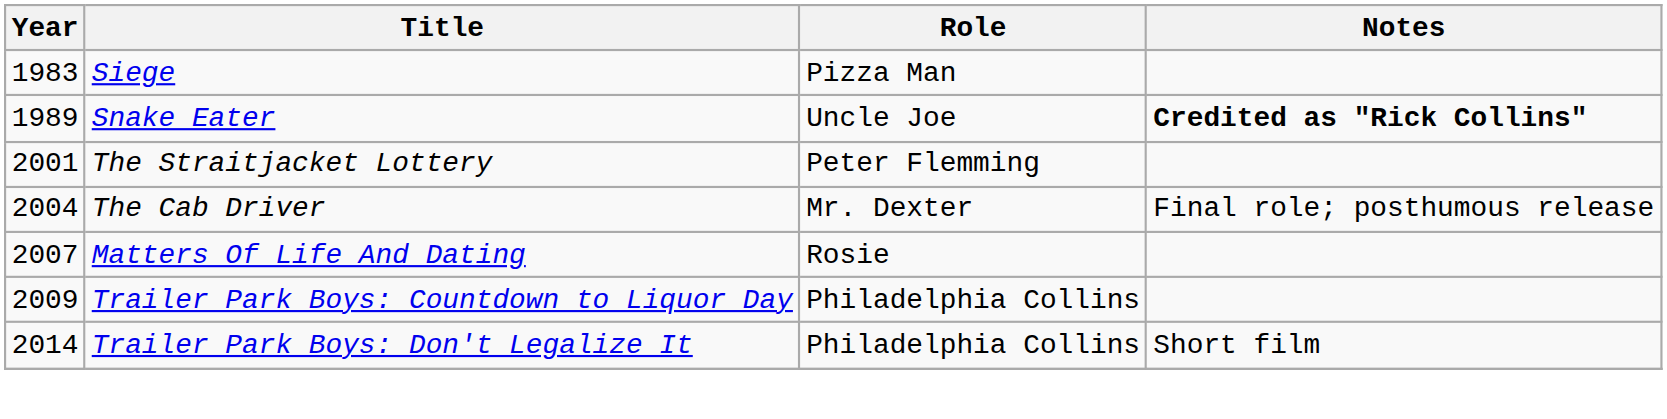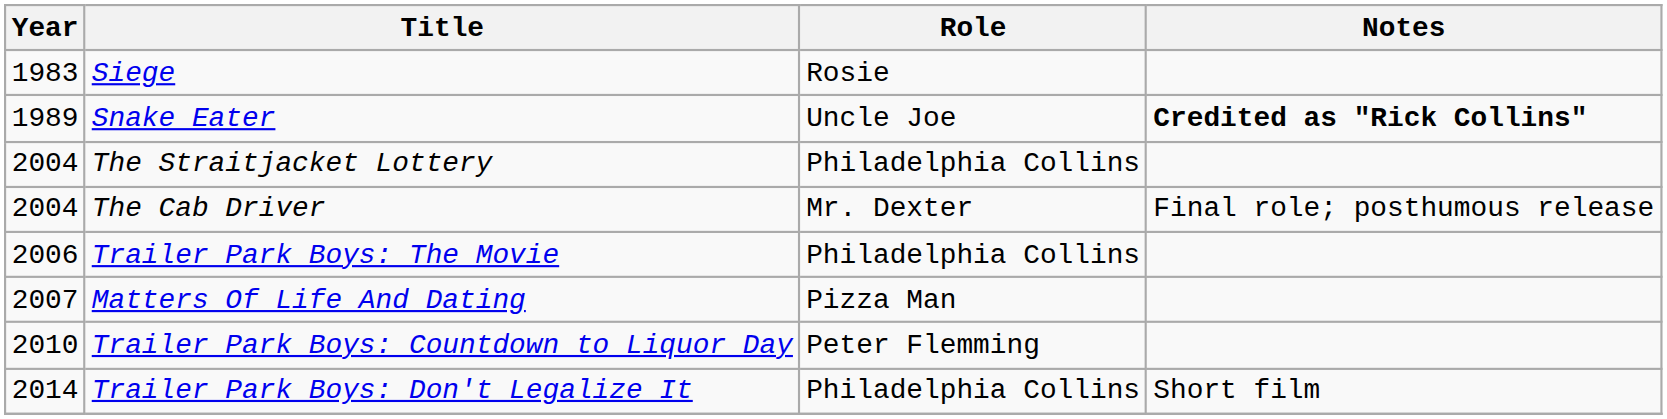(881, 73) Pizza Man -> (848, 73) Rosie
(45, 164) 2001 -> (45, 164) 2004
(923, 164) Peter Flemming -> (973, 164) Philadelphia Collins
+ row: (325, 254)
(848, 254) Rosie -> (881, 300) Pizza Man
(45, 300) 2009 -> (45, 345) 2010
(973, 300) Philadelphia Collins -> (923, 345) Peter Flemming
